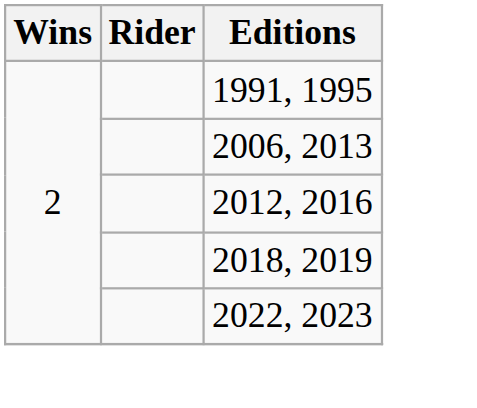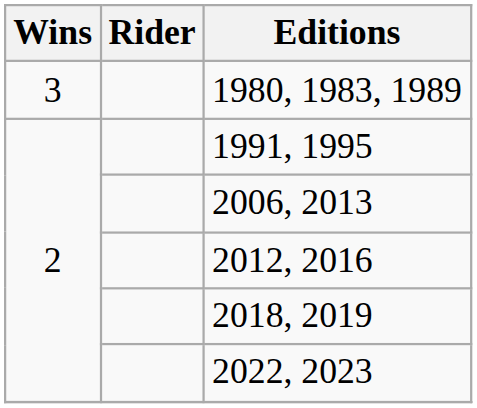+ row: (337, 89)
